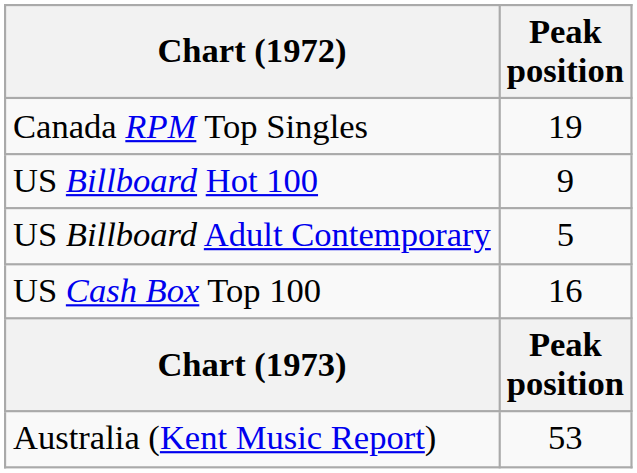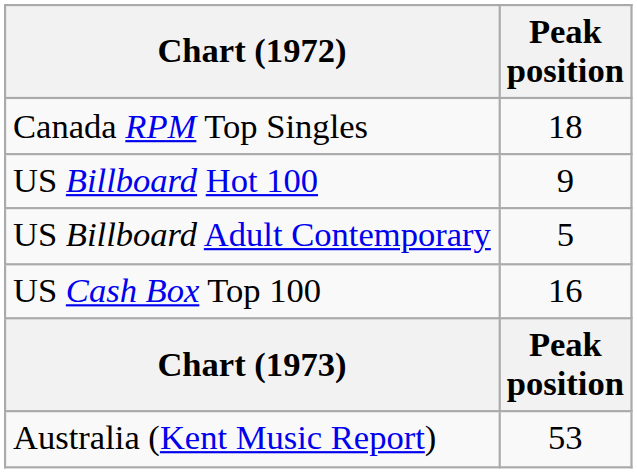(565, 125) 19 -> (565, 125) 18
